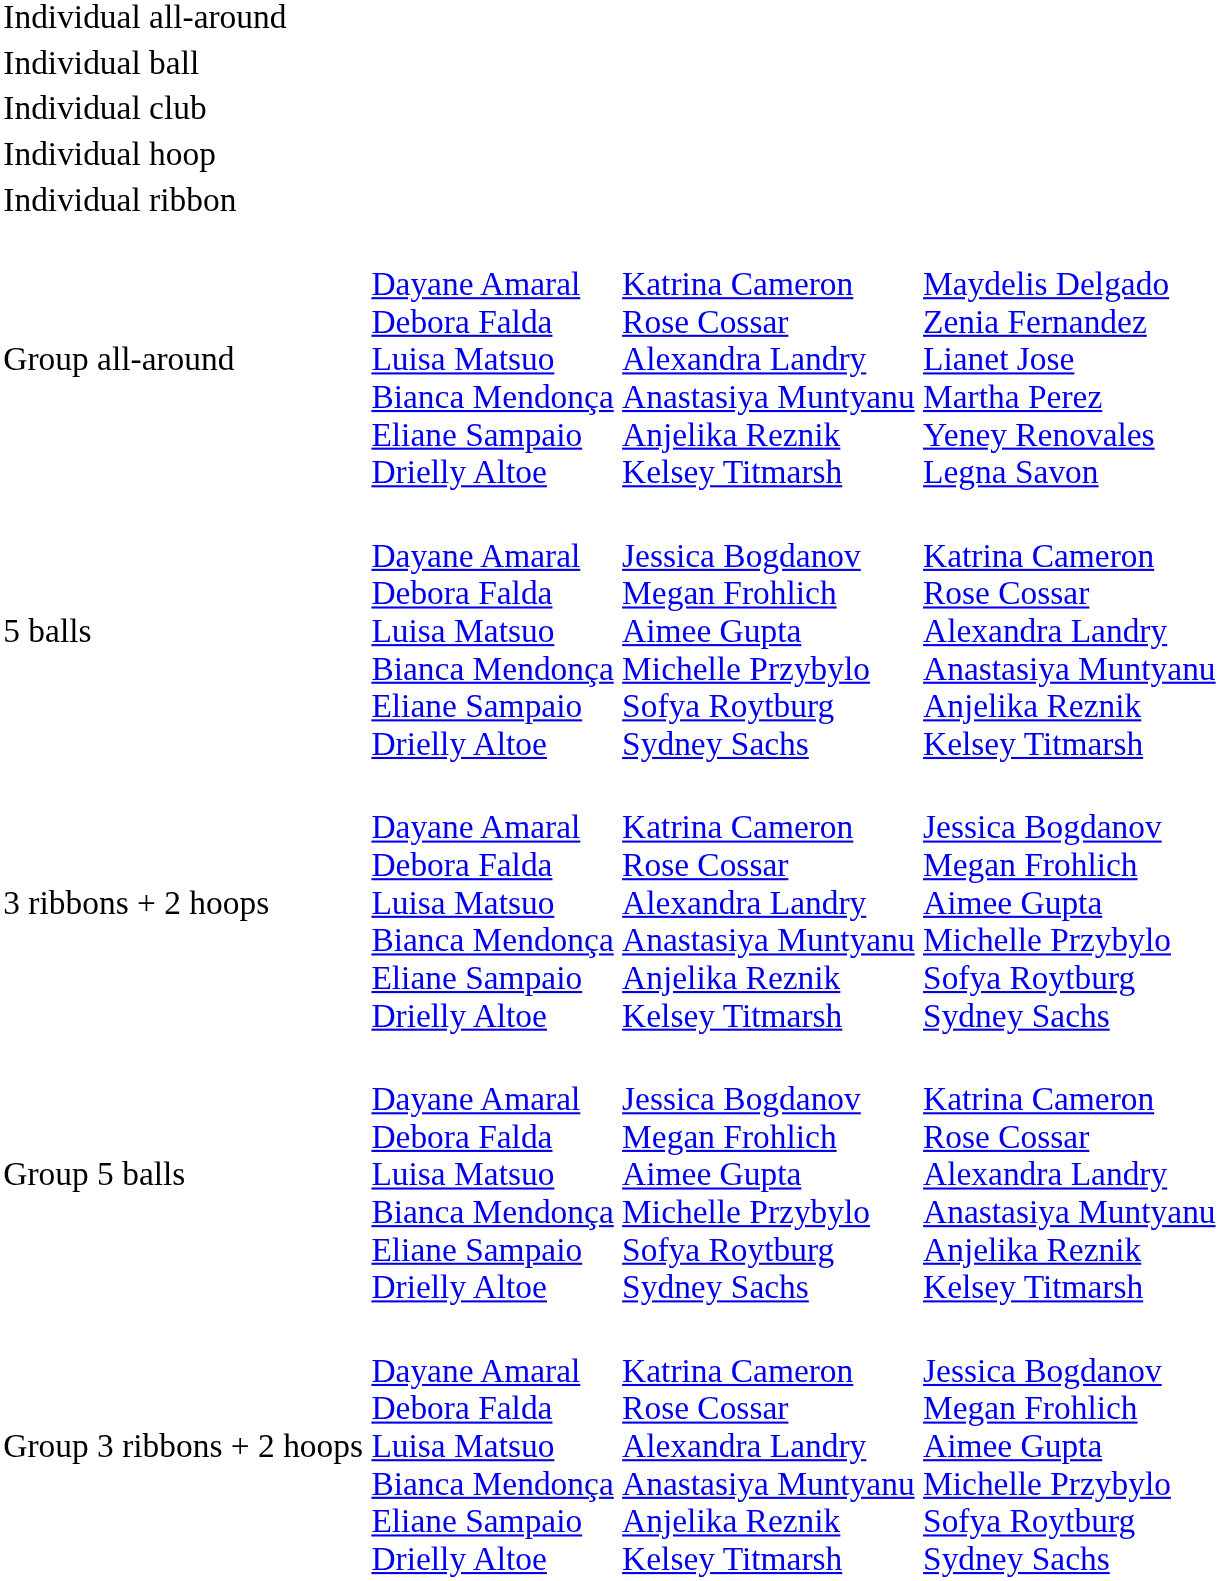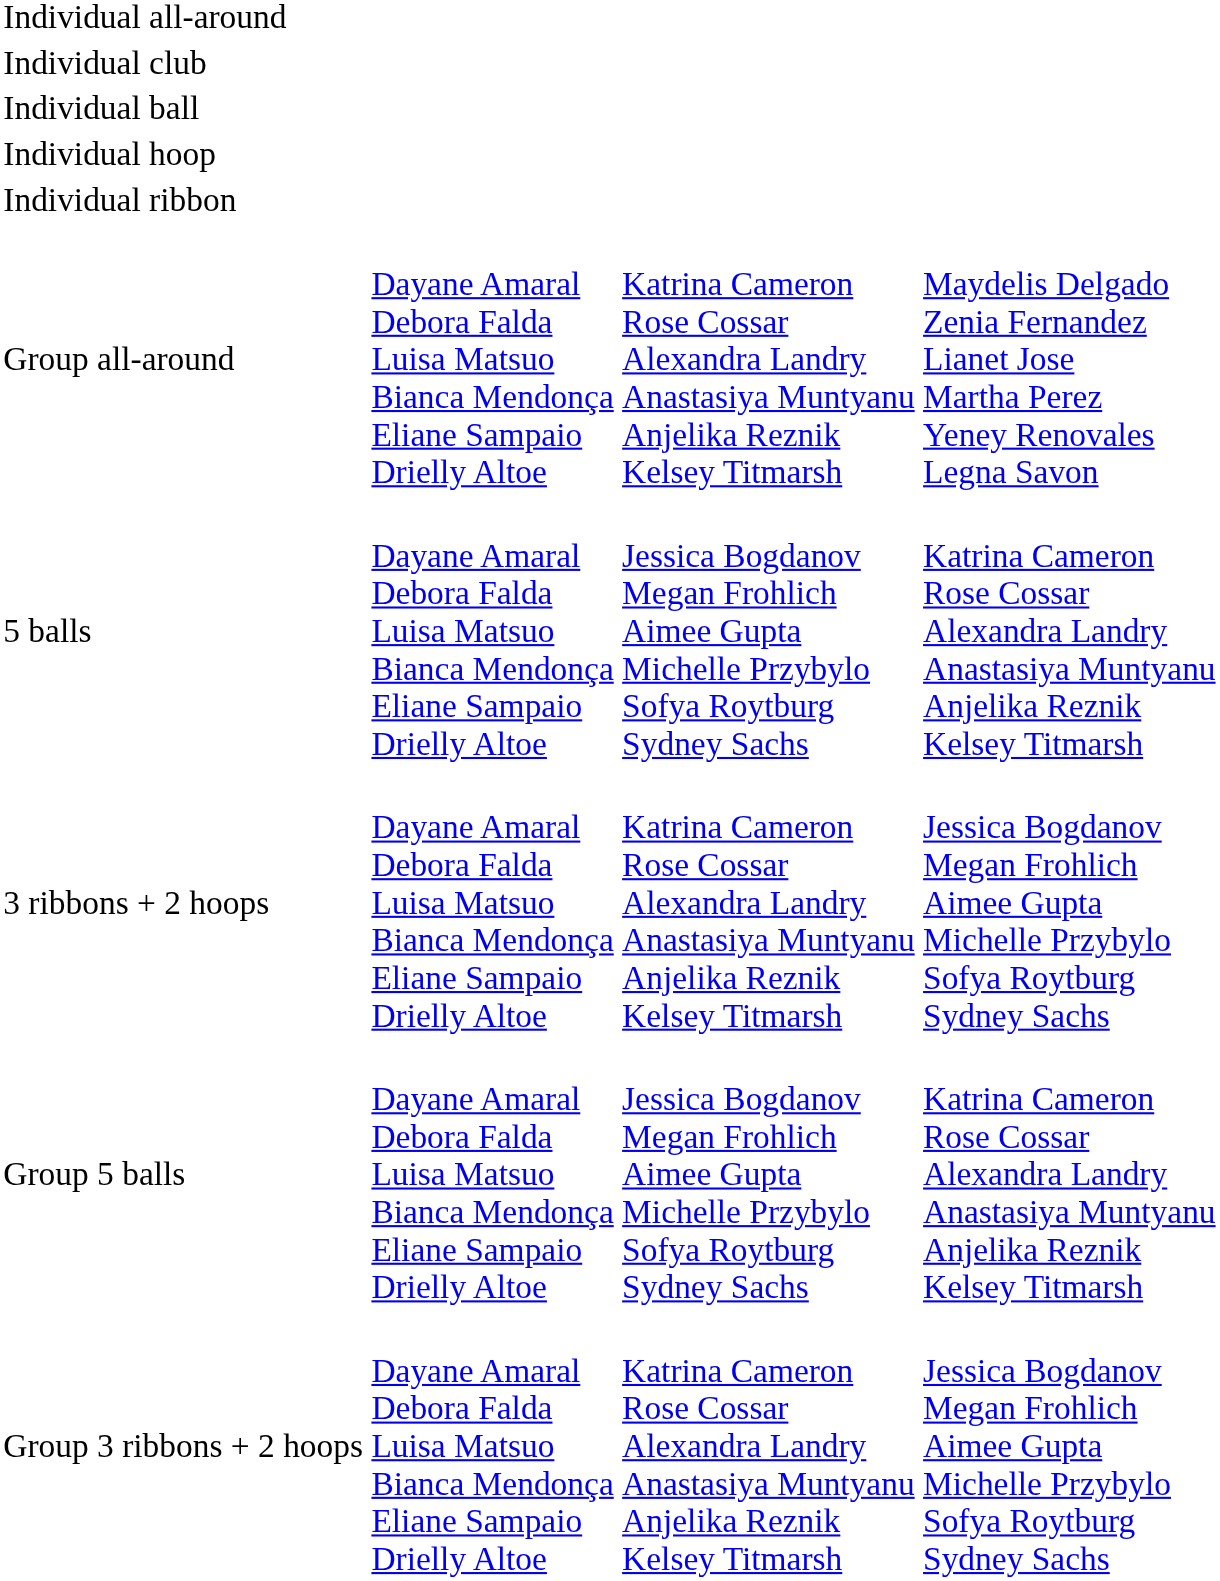rows swapped: (101, 62) <-> (105, 108)
